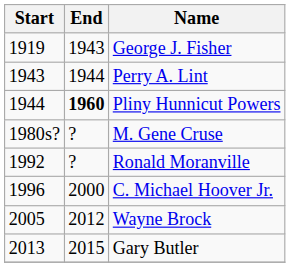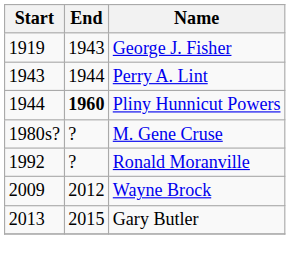- row: (193, 190)
(27, 219) 2005 -> (27, 190) 2009
